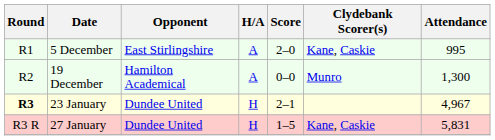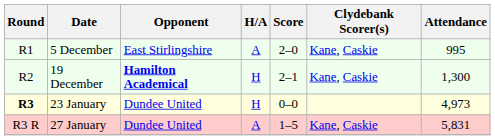(155, 76) normal -> (156, 76) bold
(253, 76) A -> (256, 76) H
(286, 76) 0–0 -> (288, 76) 2–1
(324, 76) Munro -> (344, 76) Kane, Caskie
(286, 104) 2–1 -> (288, 104) 0–0
(456, 104) 4,967 -> (456, 104) 4,973
(253, 124) H -> (256, 124) A
